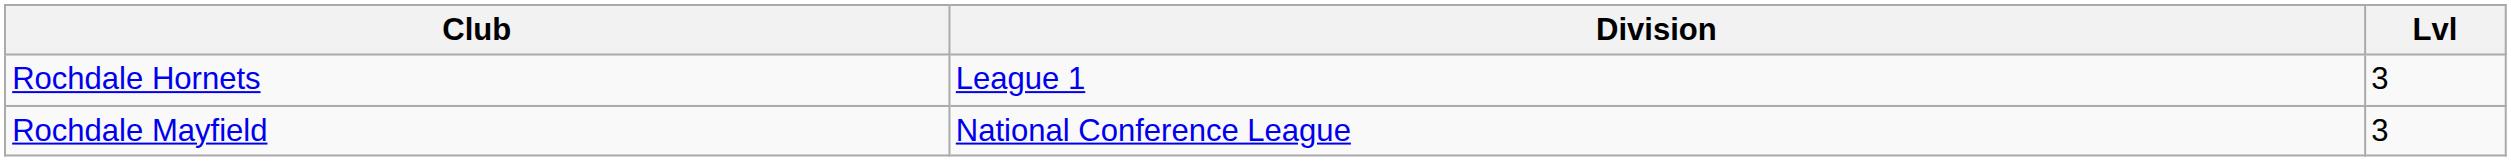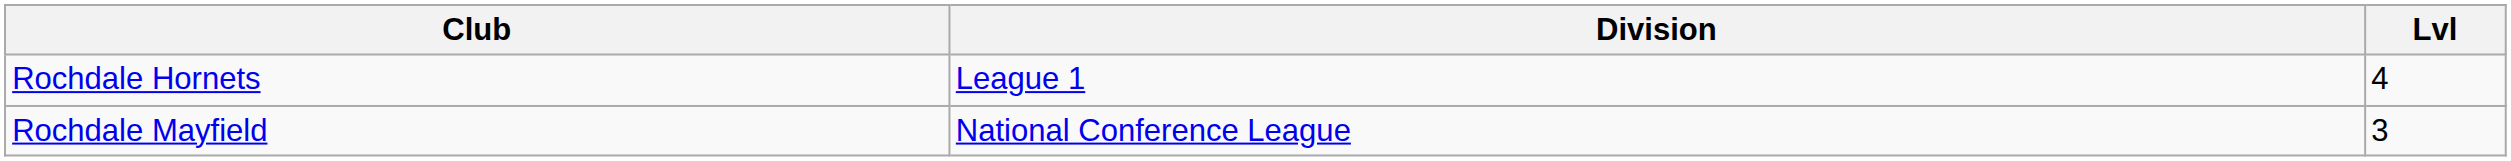(2380, 79) 3 -> (2380, 79) 4
